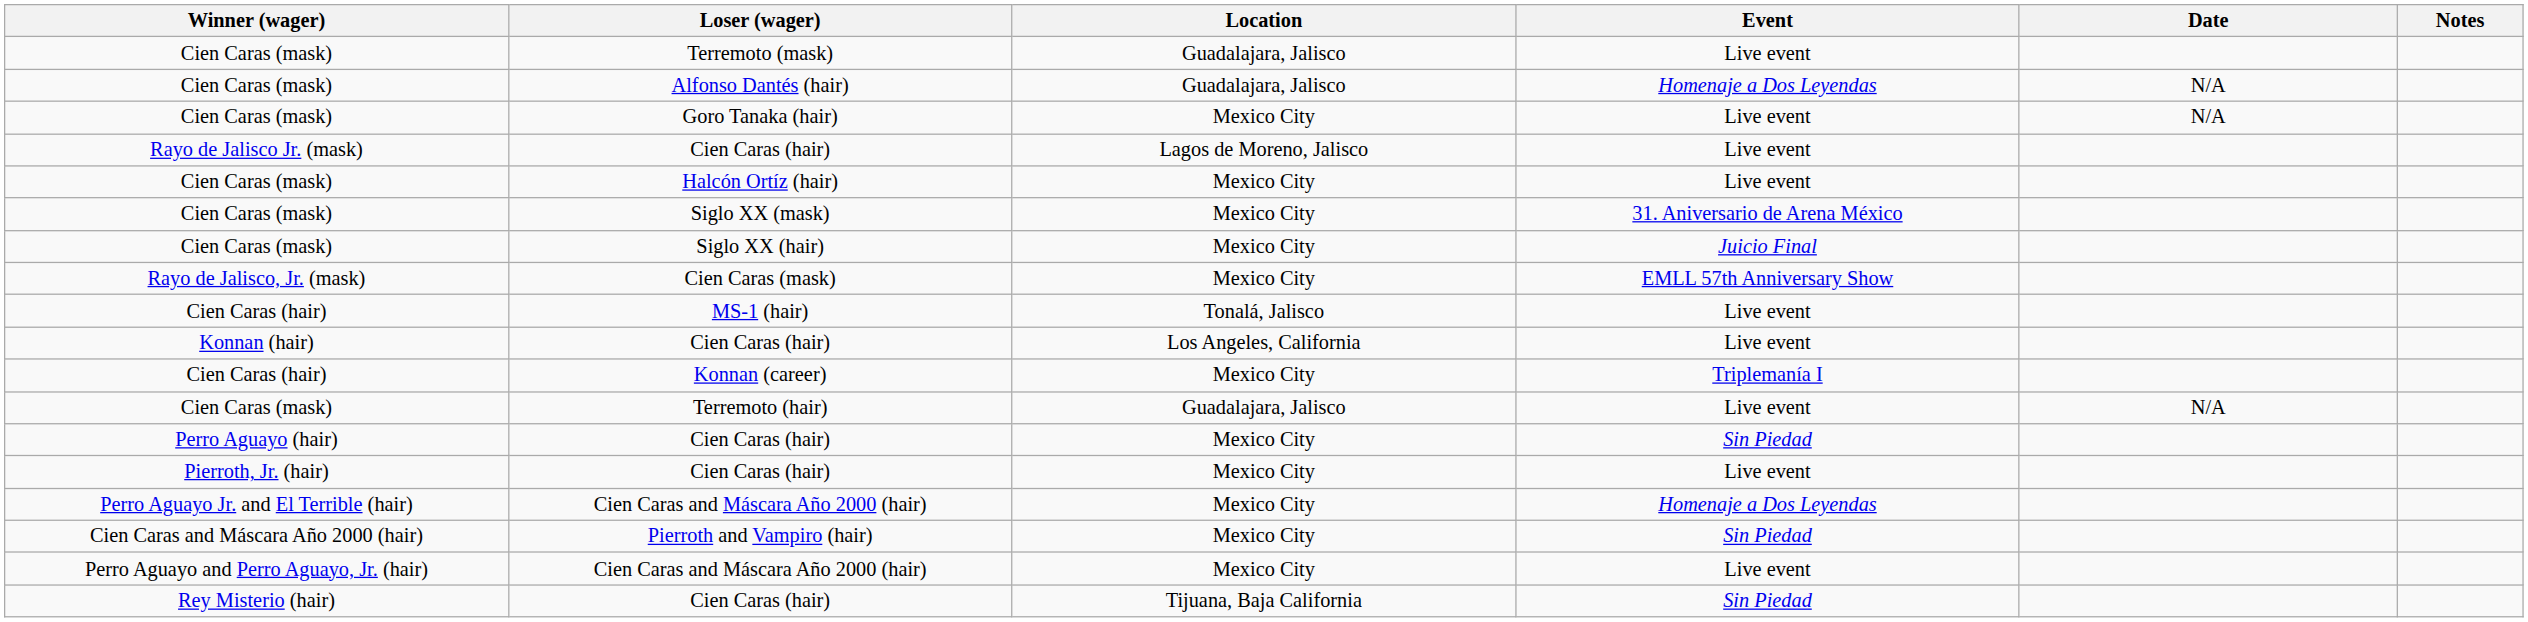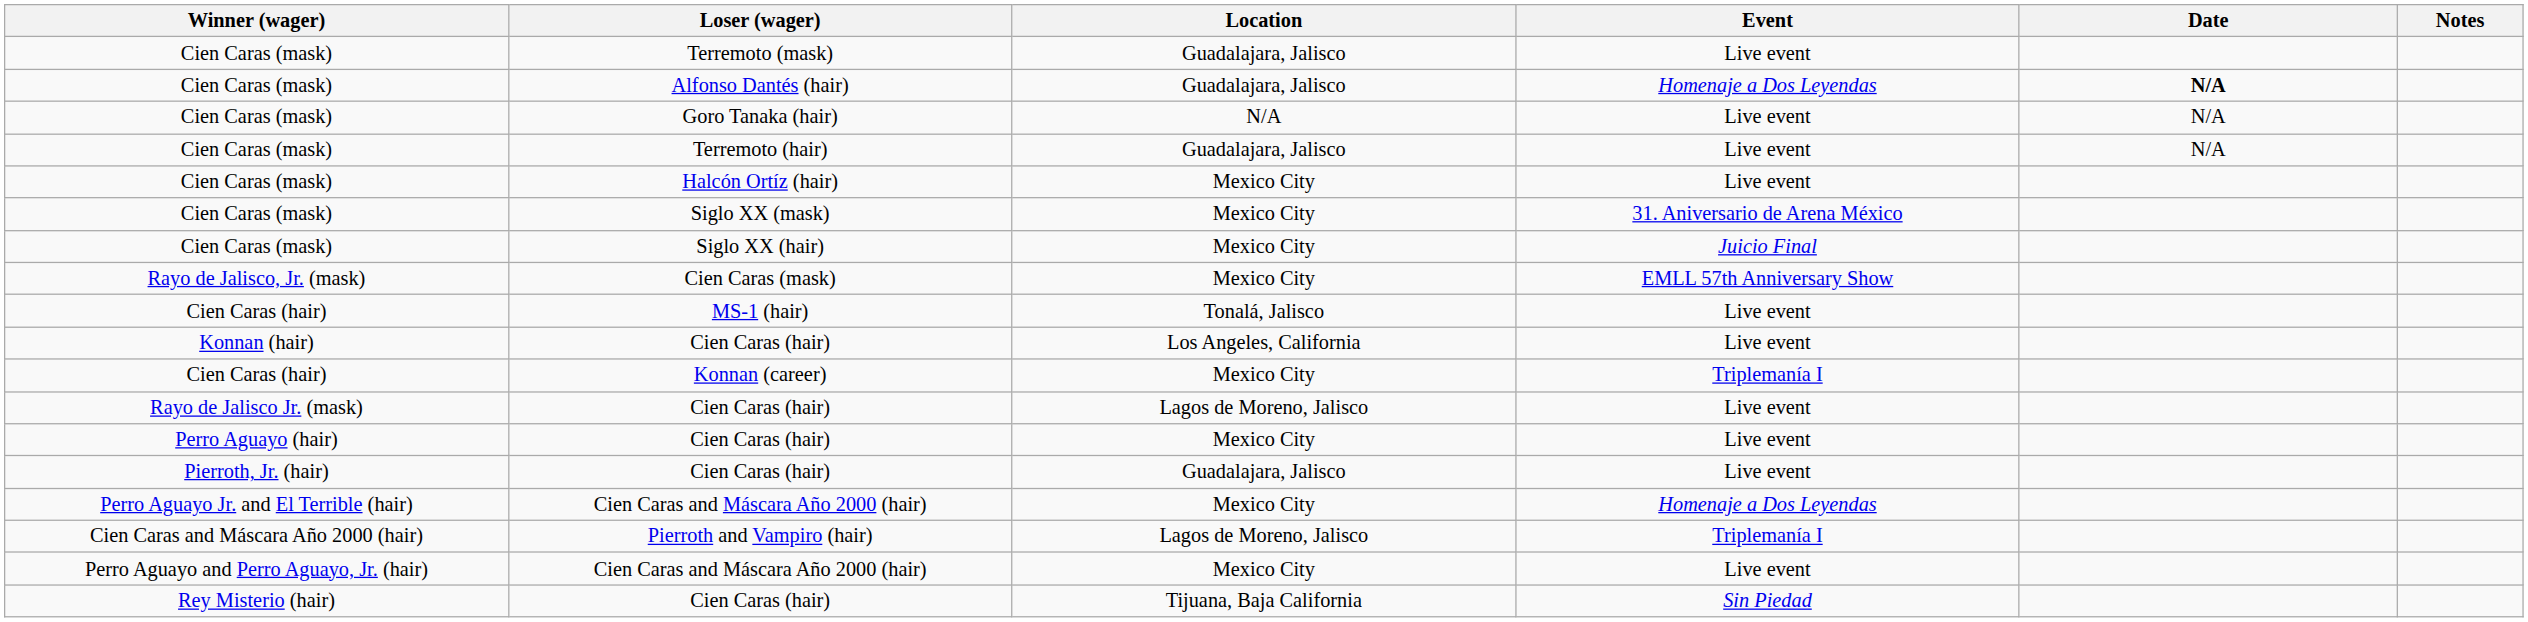(2208, 85) normal -> (2208, 85) bold
(1264, 117) Mexico City -> (1264, 117) N/A
rows swapped: (256, 407) <-> (256, 149)
(1767, 439) Sin Piedad -> (1767, 439) Live event
(1264, 471) Mexico City -> (1264, 471) Guadalajara, Jalisco
(1264, 536) Mexico City -> (1264, 536) Lagos de Moreno, Jalisco
(1767, 536) Sin Piedad -> (1767, 536) Triplemanía I
